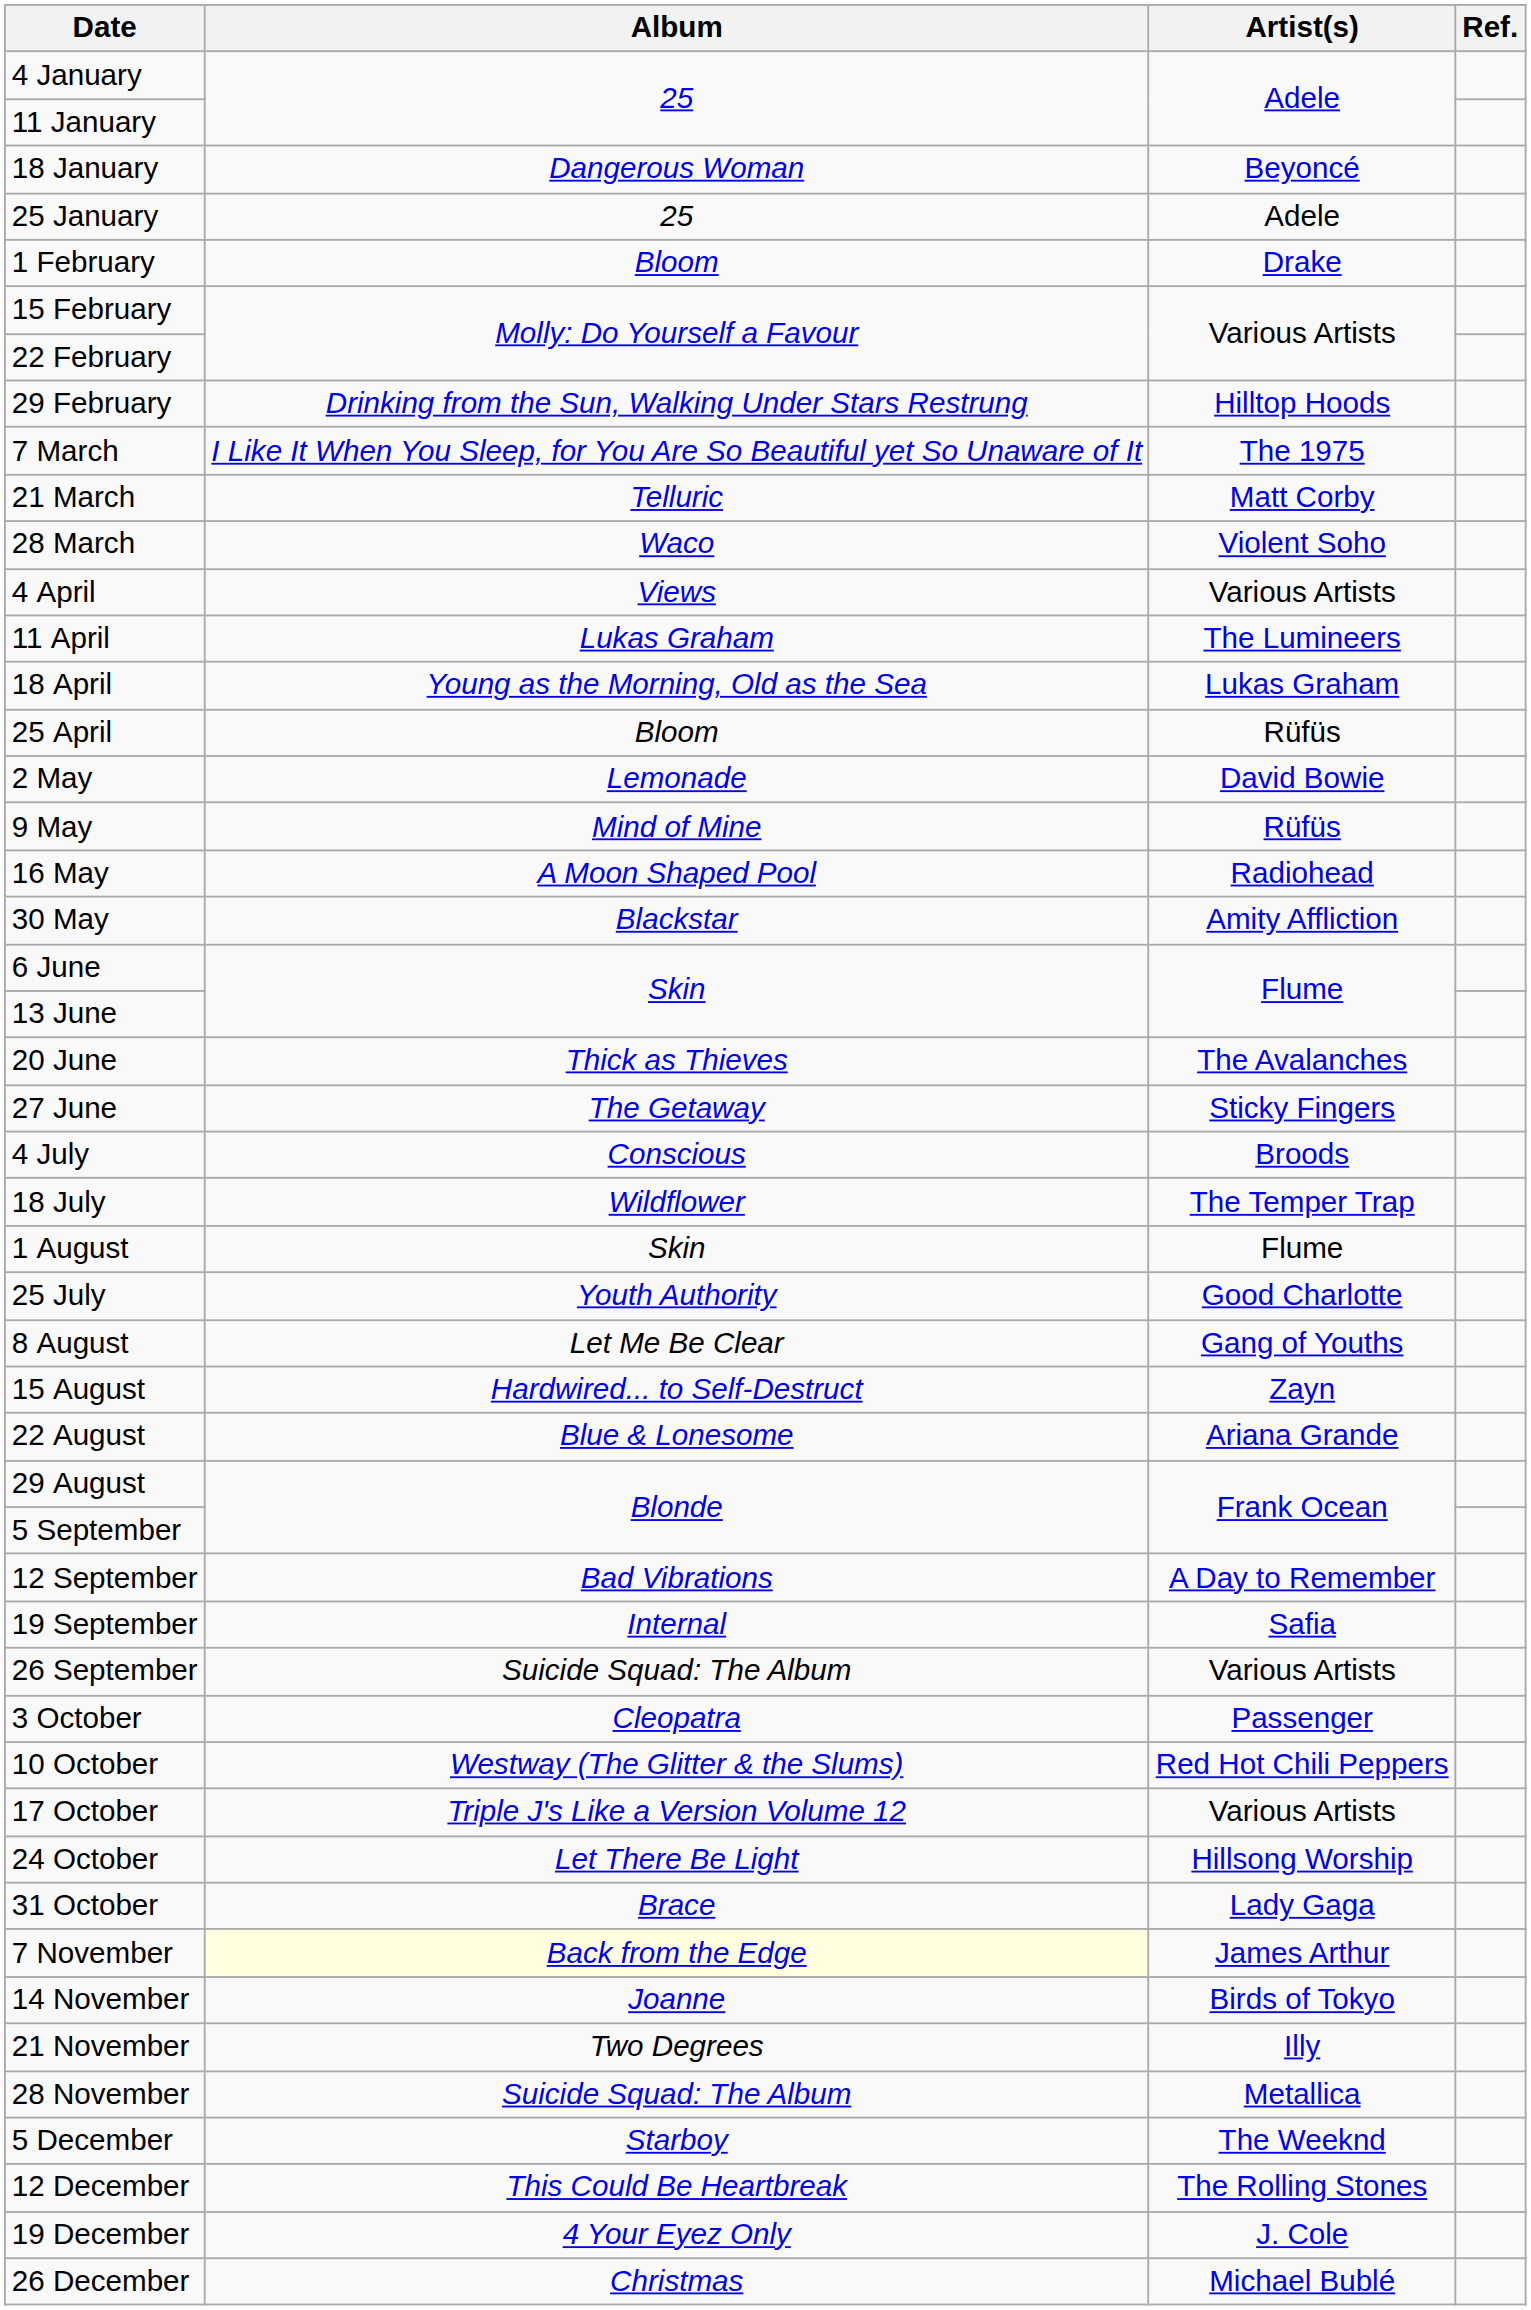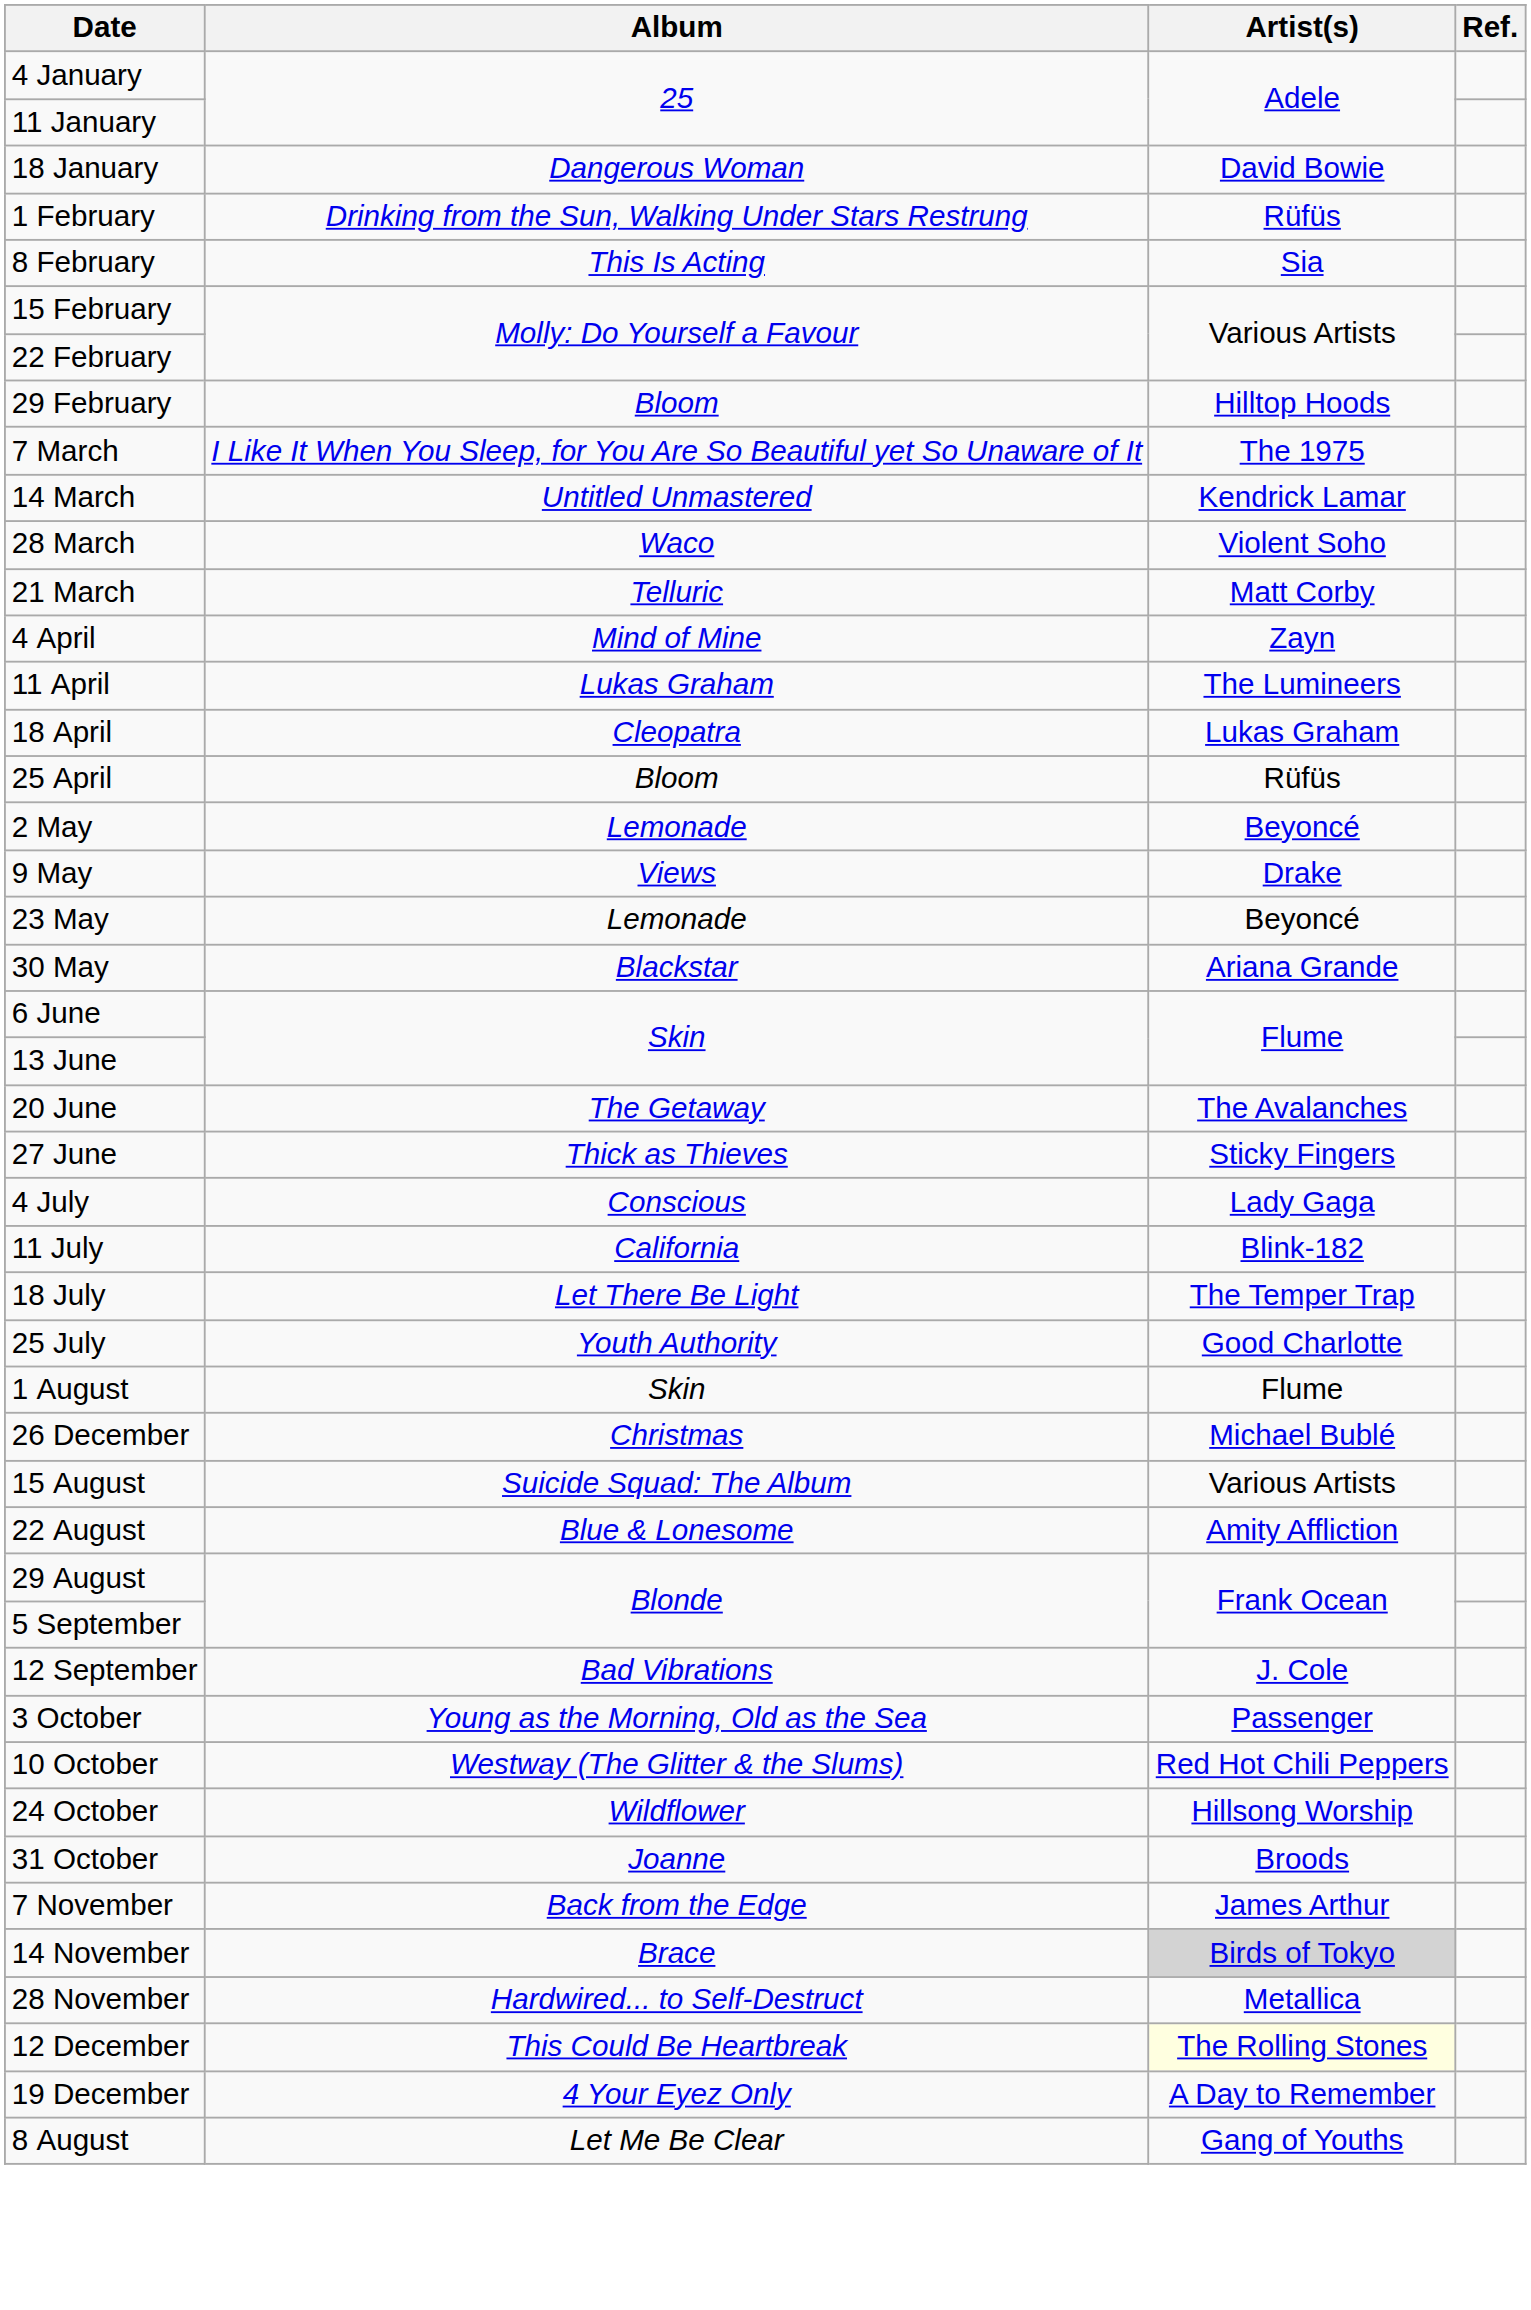(1302, 168) Beyoncé -> (1302, 168) David Bowie
- row: (85, 215)
(677, 262) Bloom -> (677, 215) Drinking from the Sun, Walking Under Stars Restrung
(1302, 262) Drake -> (1302, 215) Rüfüs
+ row: (83, 262)
(677, 403) Drinking from the Sun, Walking Under Stars Restrung -> (677, 403) Bloom
+ row: (73, 497)
rows swapped: (73, 497) <-> (73, 544)
(677, 591) Views -> (677, 638) Mind of Mine
(1302, 591) Various Artists -> (1302, 638) Zayn
(677, 685) Young as the Morning, Old as the Sea -> (677, 732) Cleopatra
(1302, 779) David Bowie -> (1302, 826) Beyoncé
(677, 826) Mind of Mine -> (677, 872) Views
(1302, 826) Rüfüs -> (1302, 872) Drake
- row: (60, 872)
+ row: (60, 919)
(1302, 919) Amity Affliction -> (1302, 966) Ariana Grande
(677, 1060) Thick as Thieves -> (677, 1107) The Getaway
(677, 1107) The Getaway -> (677, 1154) Thick as Thieves
(1302, 1154) Broods -> (1302, 1201) Lady Gaga
+ row: (58, 1248)
(677, 1201) Wildflower -> (677, 1295) Let There Be Light
rows swapped: (59, 1295) <-> (70, 1248)
rows swapped: (70, 1342) <-> (101, 2281)
(677, 1389) Hardwired... to Self-Destruct -> (677, 1483) Suicide Squad: The Album
(1302, 1389) Zayn -> (1302, 1483) Various Artists
(1302, 1436) Ariana Grande -> (1302, 1530) Amity Affliction
(1302, 1577) A Day to Remember -> (1302, 1671) J. Cole
- row: (105, 1624)
- row: (105, 1671)
(677, 1717) Cleopatra -> (677, 1717) Young as the Morning, Old as the Sea
- row: (85, 1811)
(677, 1858) Let There Be Light -> (677, 1811) Wildflower
(677, 1905) Brace -> (677, 1858) Joanne
(1302, 1905) Lady Gaga -> (1302, 1858) Broods
(677, 1952) lightyellow background -> (677, 1905) no background
(677, 1999) Joanne -> (677, 1952) Brace
(1302, 1999) no background -> (1302, 1952) lightgrey background
- row: (101, 2046)
(677, 2093) Suicide Squad: The Album -> (677, 1999) Hardwired... to Self-Destruct
- row: (92, 2140)
(1302, 2187) no background -> (1302, 2046) lightyellow background
(1302, 2234) J. Cole -> (1302, 2093) A Day to Remember
